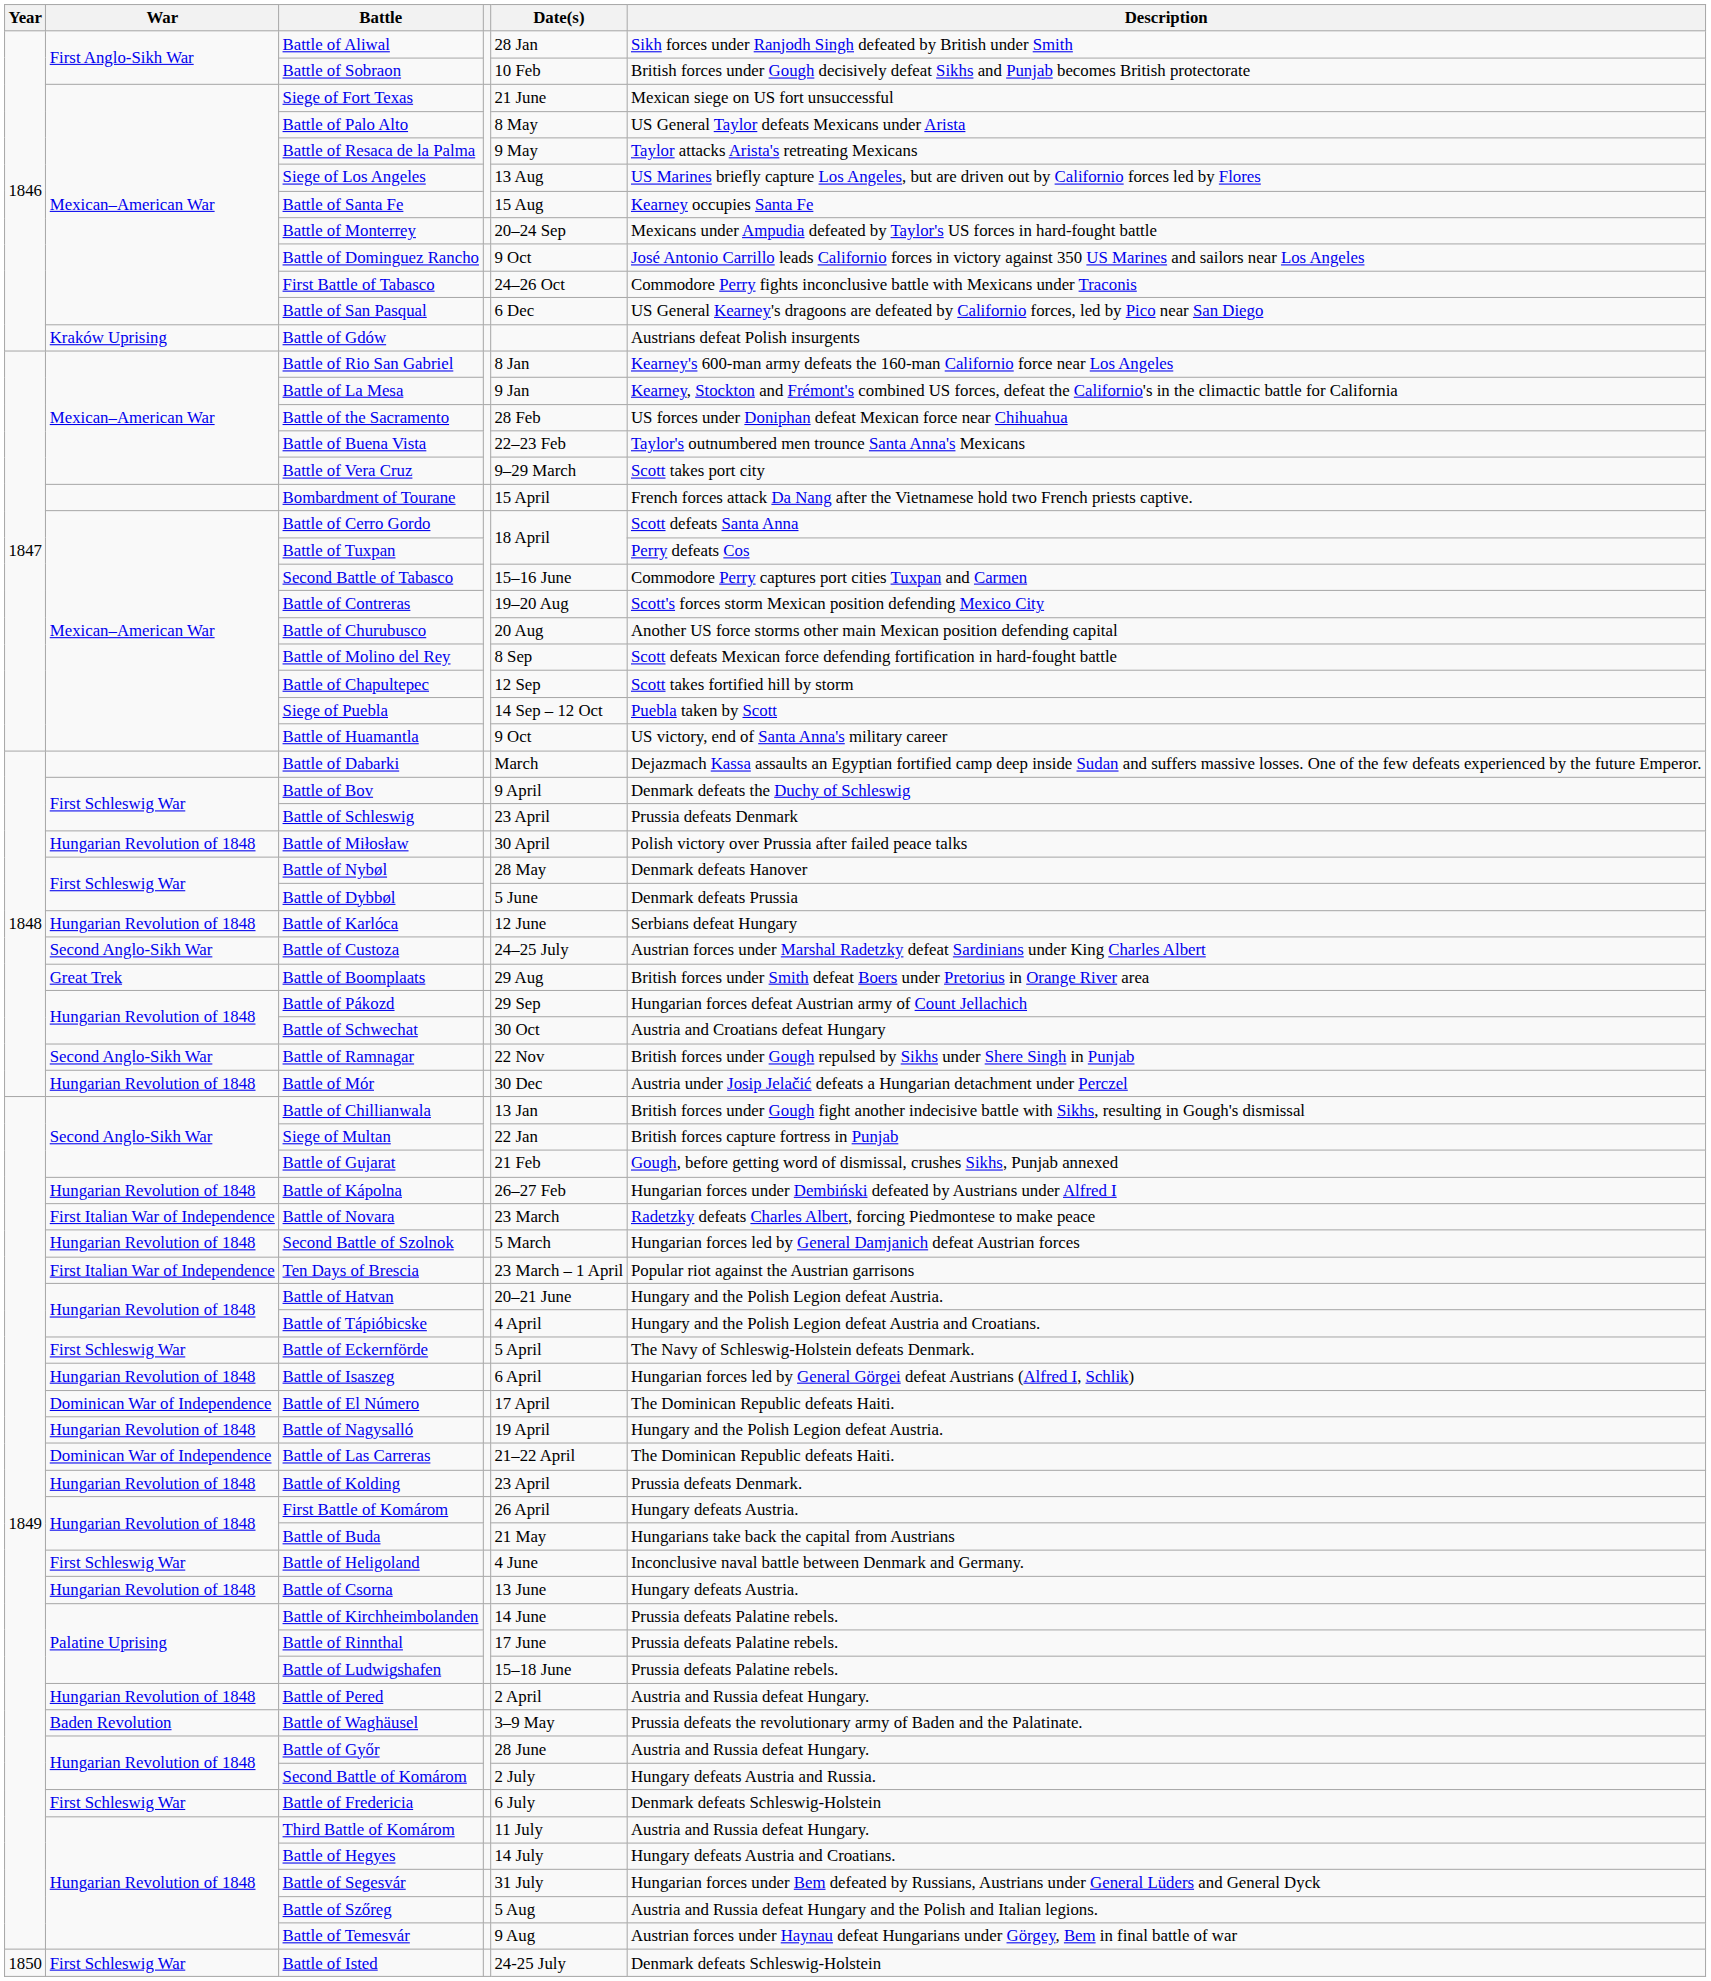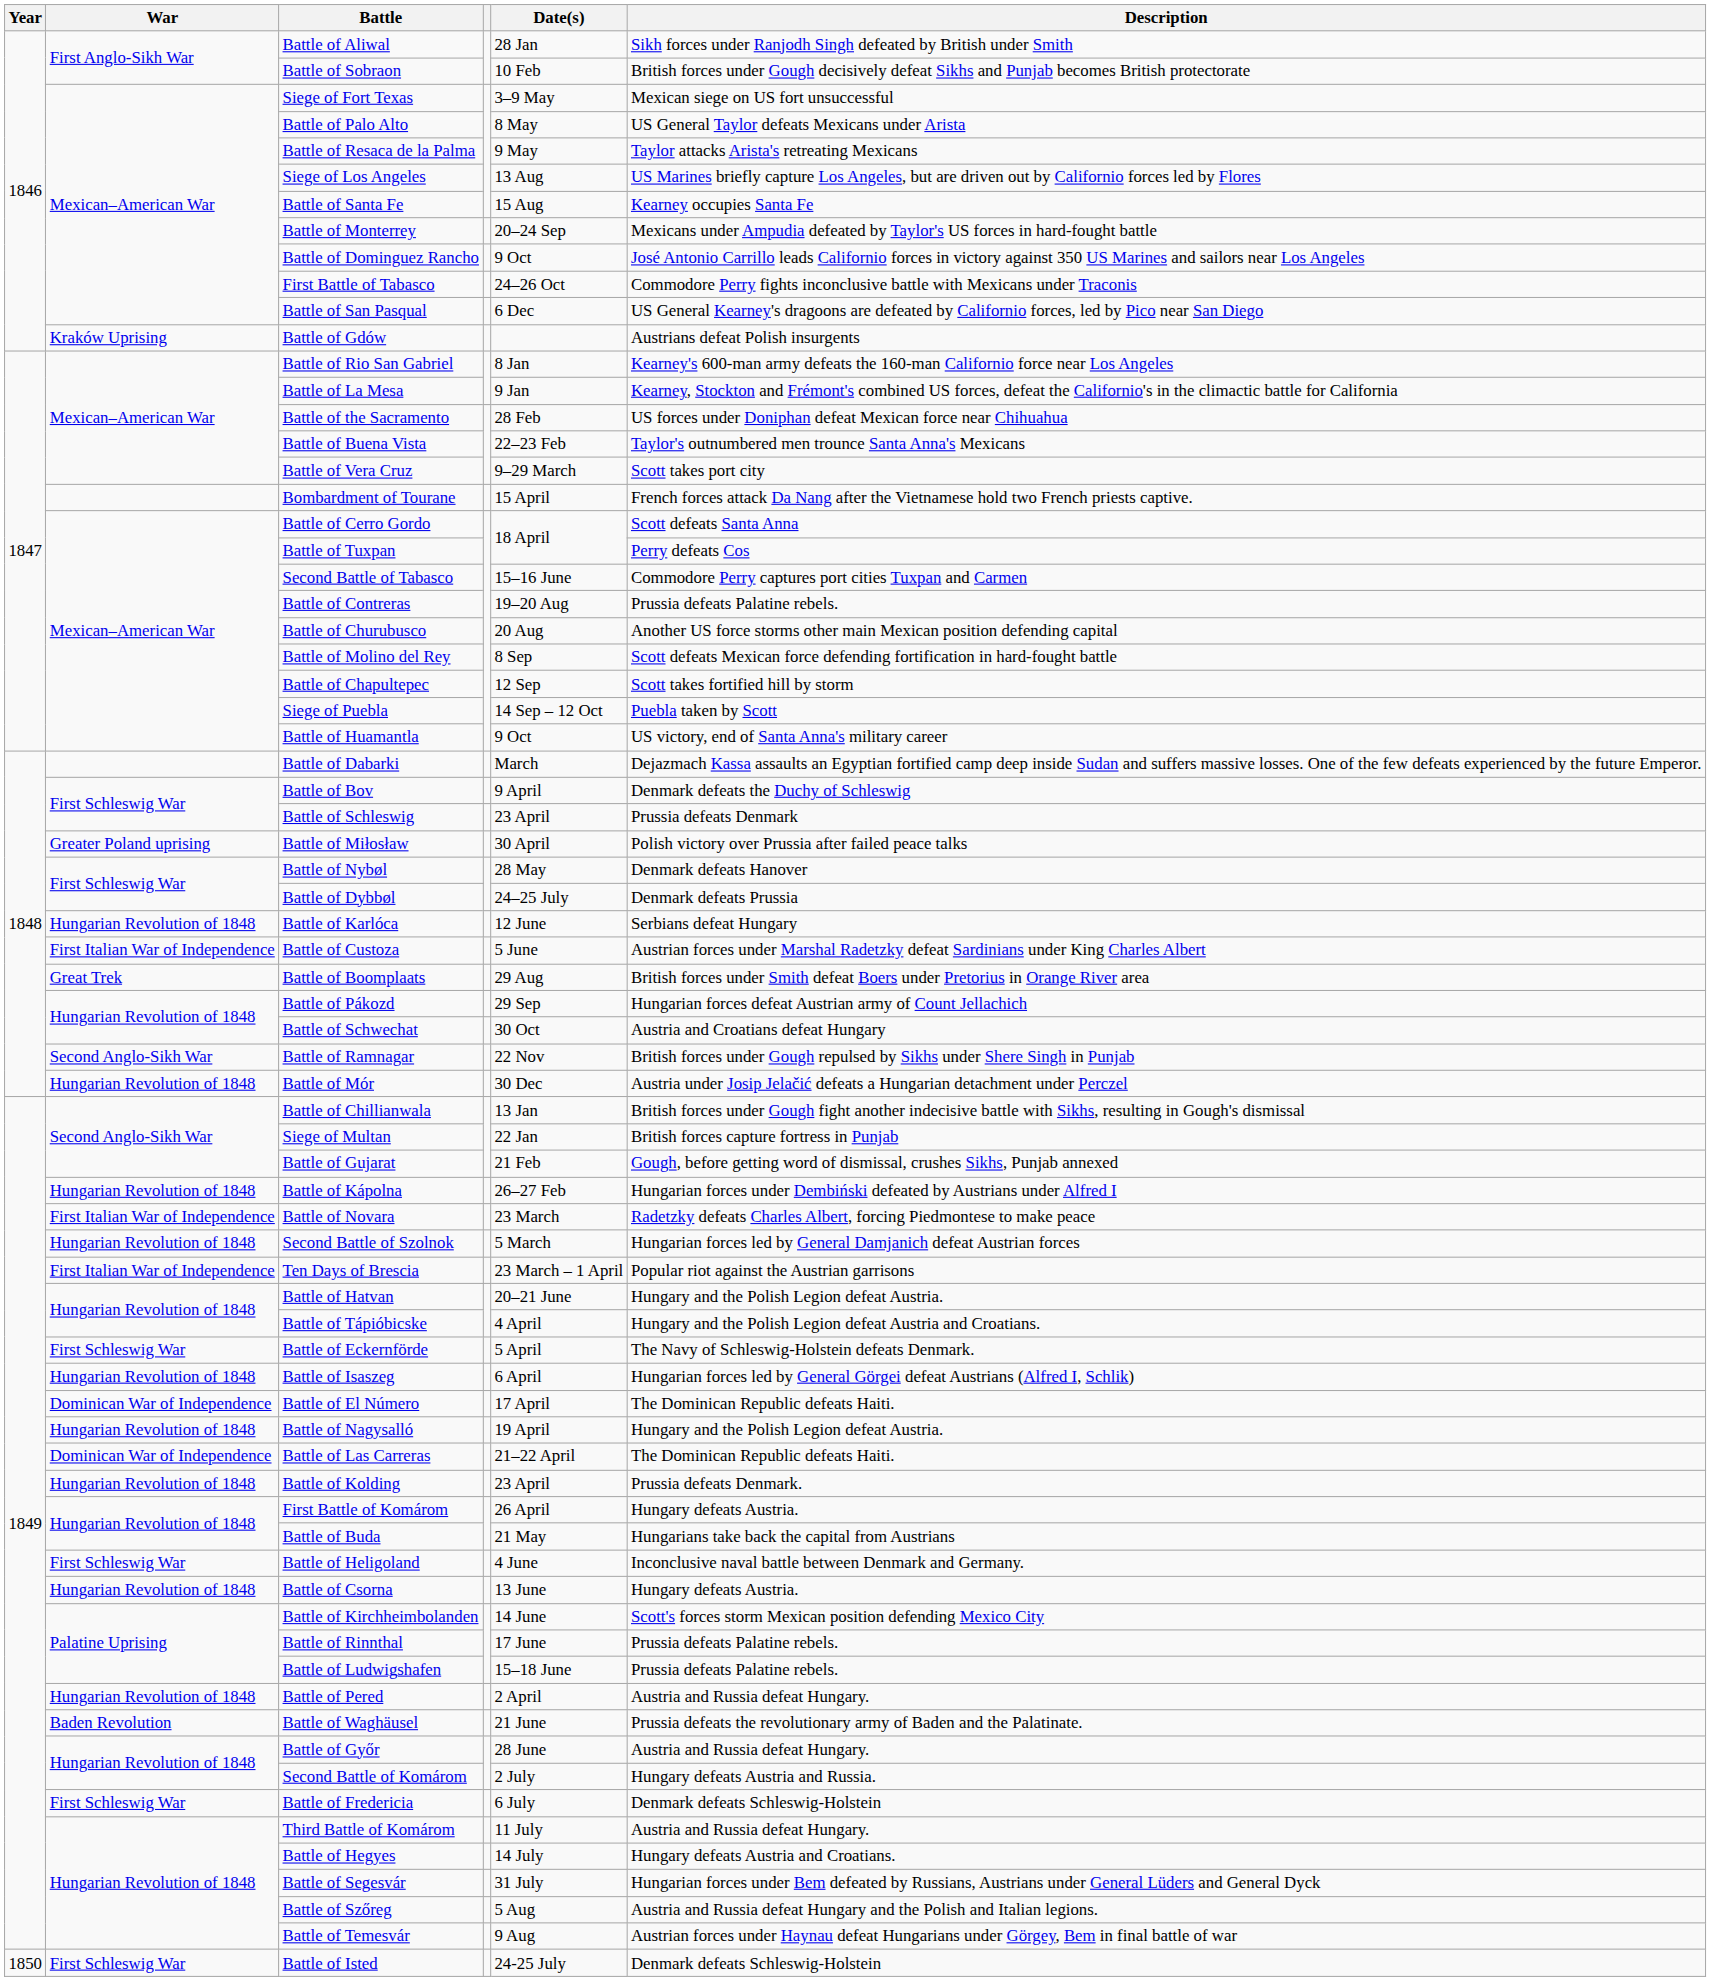(520, 97) 21 June -> (525, 97) 3–9 May
(838, 603) Scott's forces storm Mexican position defending Mexico City -> (735, 603) Prussia defeats Palatine rebels.
(153, 843) Hungarian Revolution of 1848 -> (130, 843) Greater Poland uprising
(516, 897) 5 June -> (532, 897) 24–25 July
(131, 950) Second Anglo-Sikh War -> (162, 950) First Italian War of Independence
(532, 950) 24–25 July -> (516, 950) 5 June
(735, 1616) Prussia defeats Palatine rebels. -> (838, 1616) Scott's forces storm Mexican position defending Mexico City
(525, 1723) 3–9 May -> (520, 1723) 21 June
